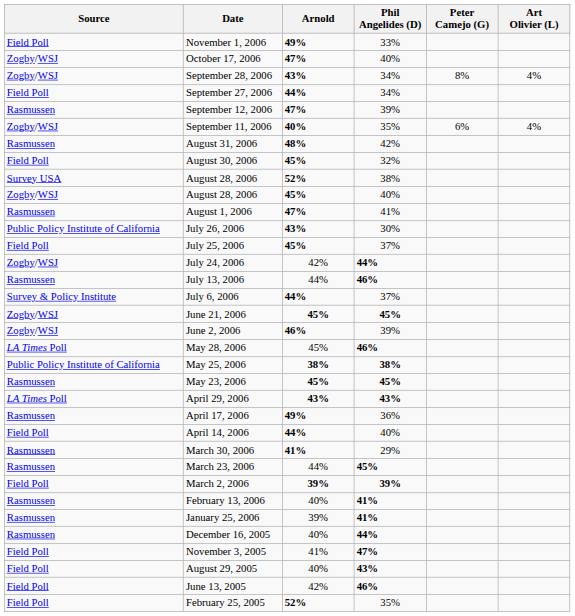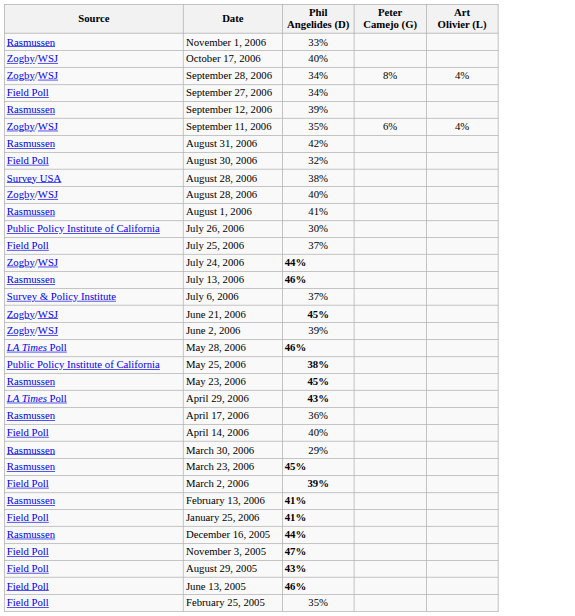- column: (318, 19)
(28, 42) Field Poll -> (31, 42) Rasmussen
(31, 518) Rasmussen -> (28, 518) Field Poll
